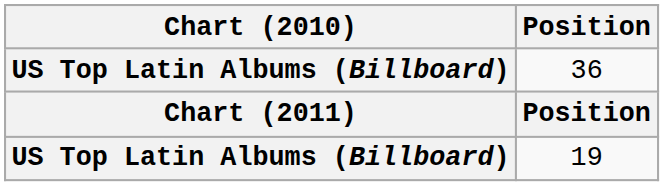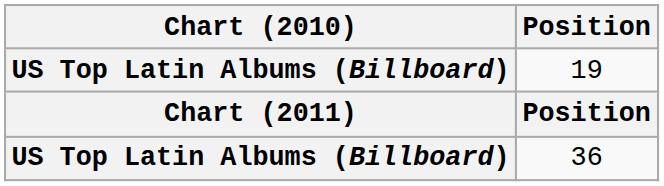rows swapped: (587, 70) <-> (587, 158)
